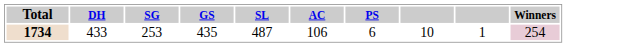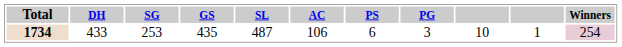+ column: (427, 15)
